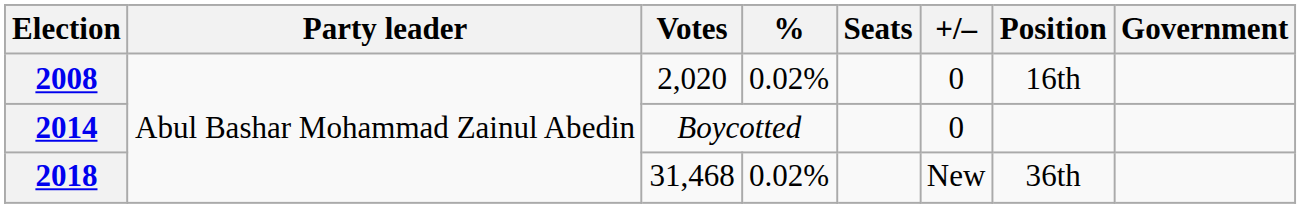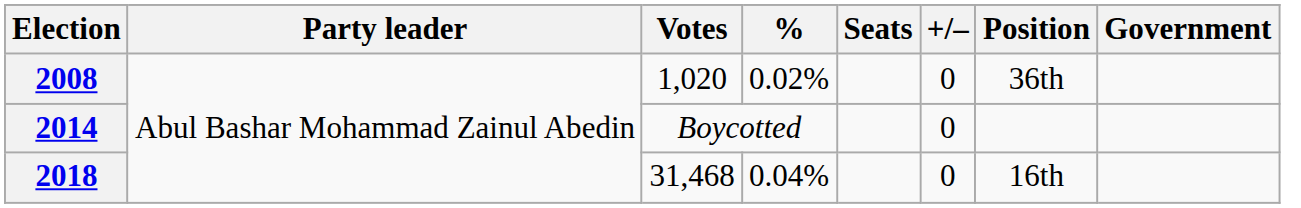(692, 78) 2,020 -> (692, 78) 1,020
(1053, 78) 16th -> (1036, 78) 36th
(789, 176) 0.02% -> (789, 176) 0.04%
(956, 176) New -> (948, 176) 0
(1053, 176) 36th -> (1036, 176) 16th
